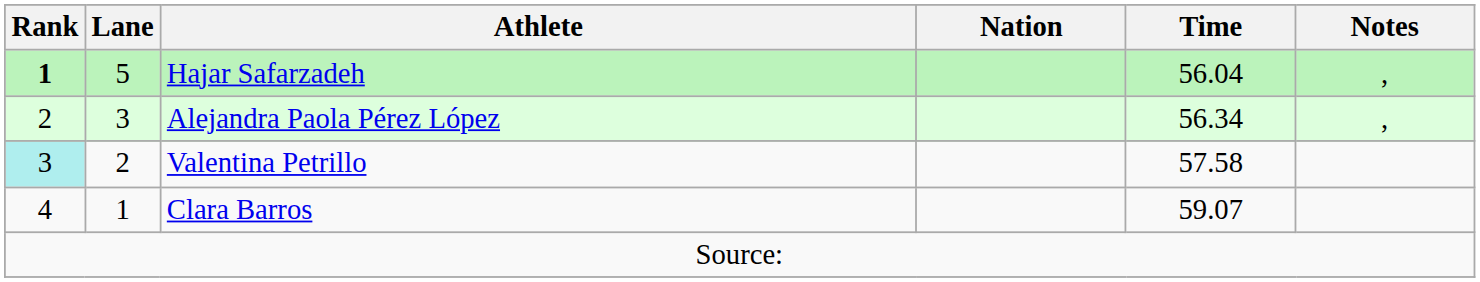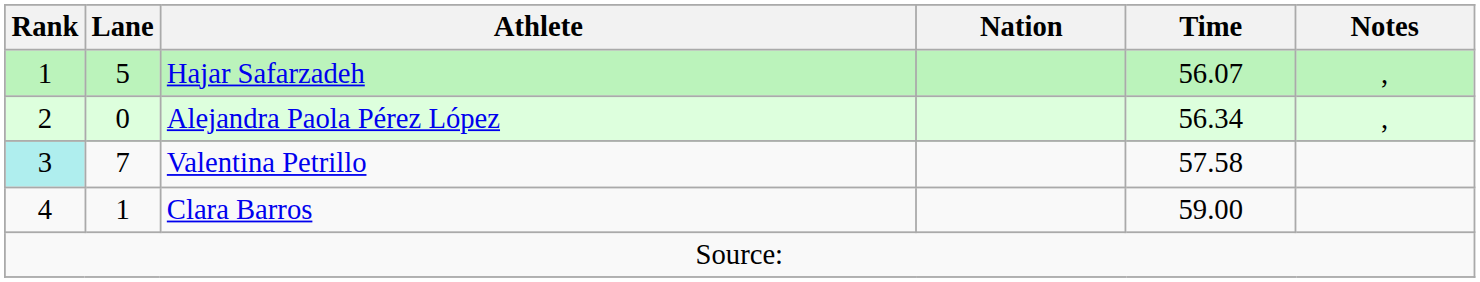(45, 72) bold -> (45, 72) normal
(1211, 72) 56.04 -> (1211, 72) 56.07
(123, 118) 3 -> (123, 118) 0
(123, 163) 2 -> (123, 163) 7
(1211, 208) 59.07 -> (1211, 208) 59.00
